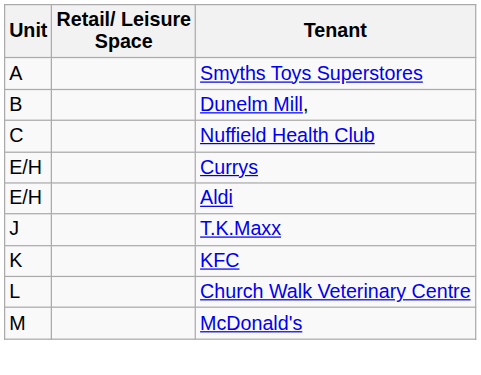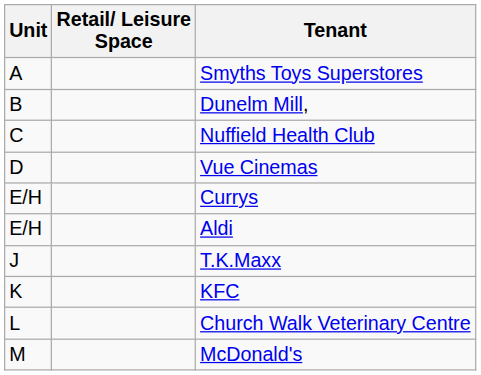+ row: (259, 167)
